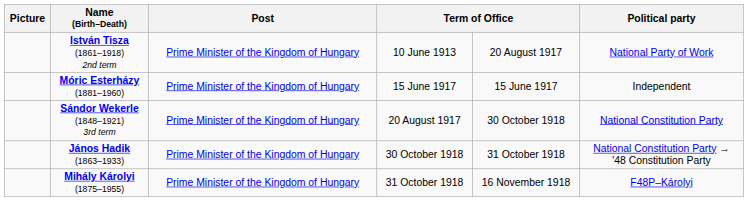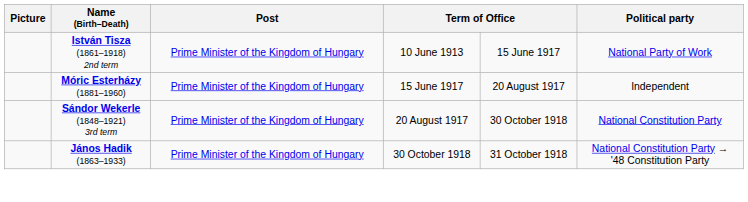(526, 52) 20 August 1917 -> (529, 52) 15 June 1917
(526, 86) 15 June 1917 -> (529, 86) 20 August 1917
- row: (99, 182)
